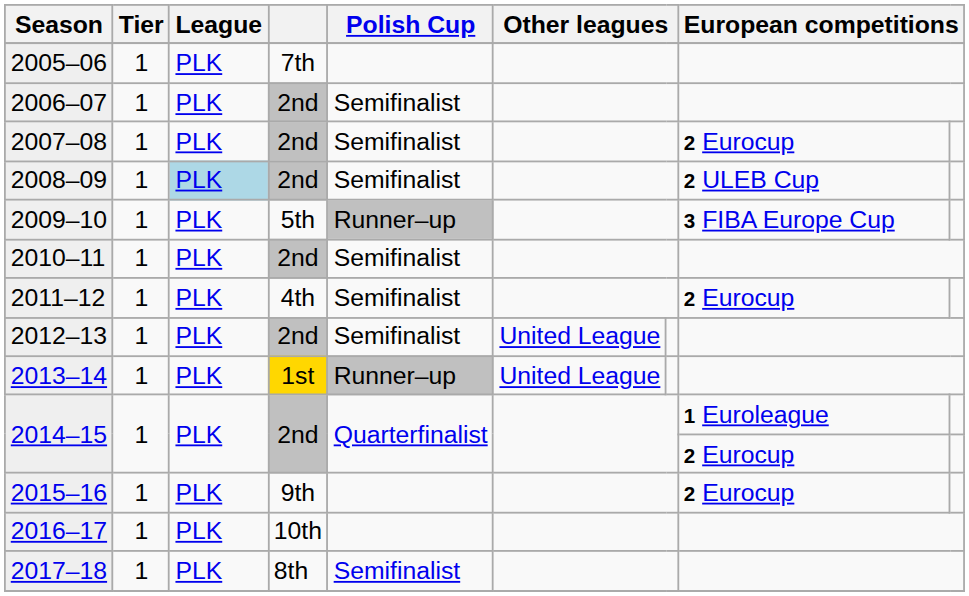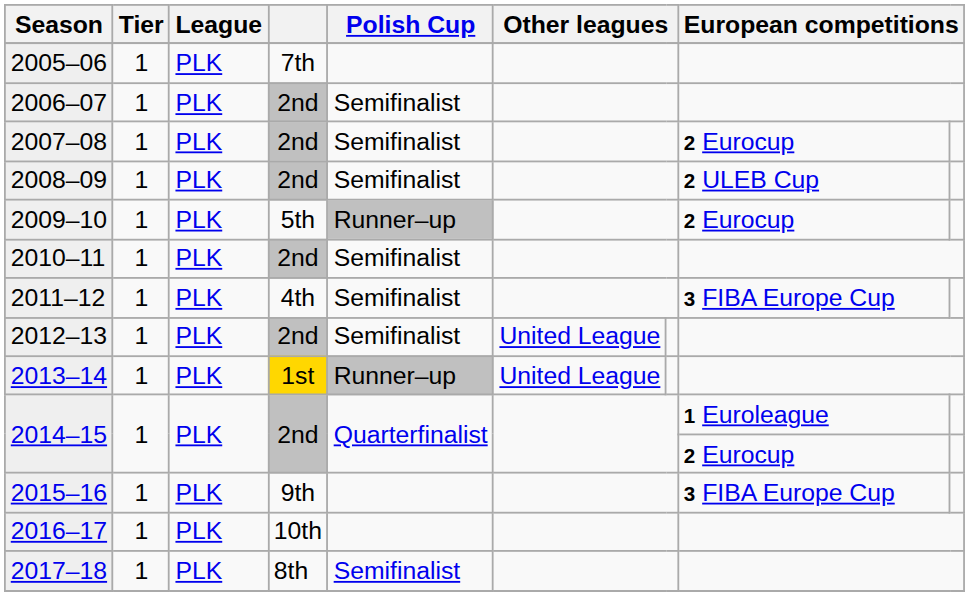(199, 180) lightblue background -> (199, 180) no background
(789, 219) 3 FIBA Europe Cup -> (739, 219) 2 Eurocup
(739, 297) 2 Eurocup -> (789, 297) 3 FIBA Europe Cup
(739, 492) 2 Eurocup -> (789, 492) 3 FIBA Europe Cup
